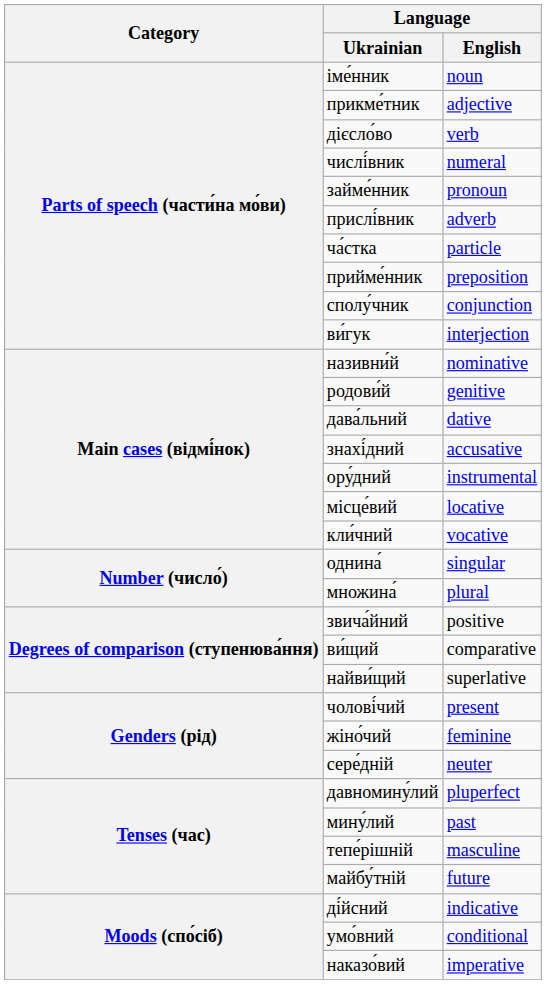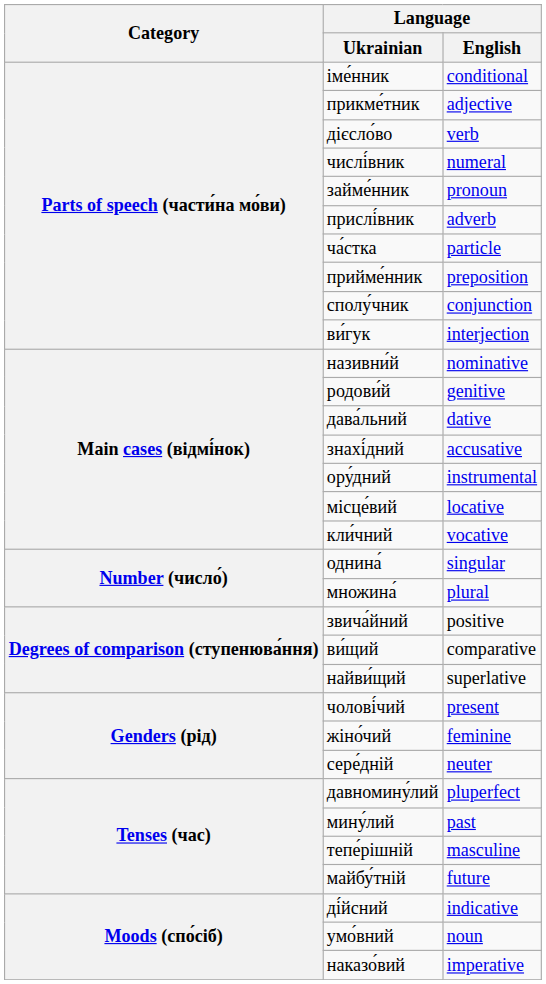(465, 76) noun -> (487, 76) conditional
(487, 936) conditional -> (465, 936) noun
